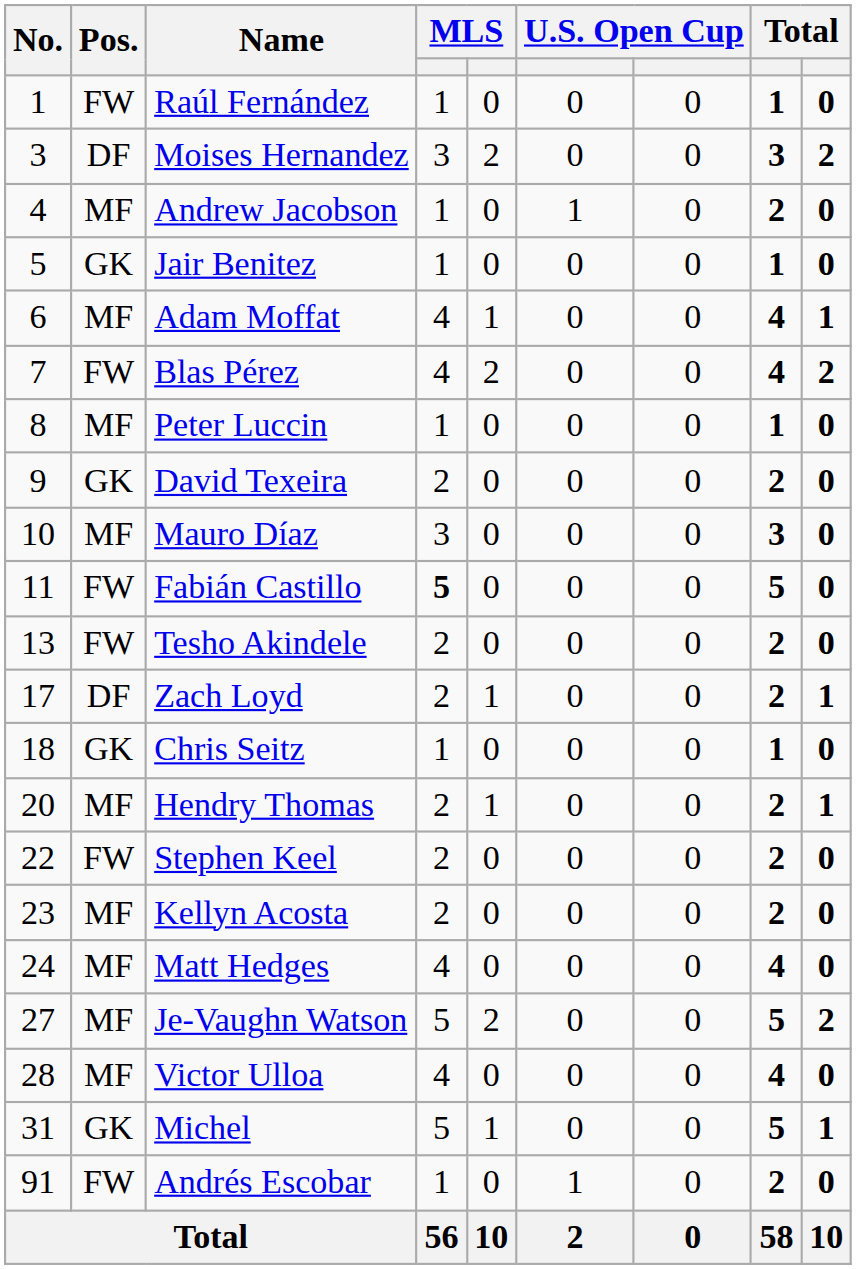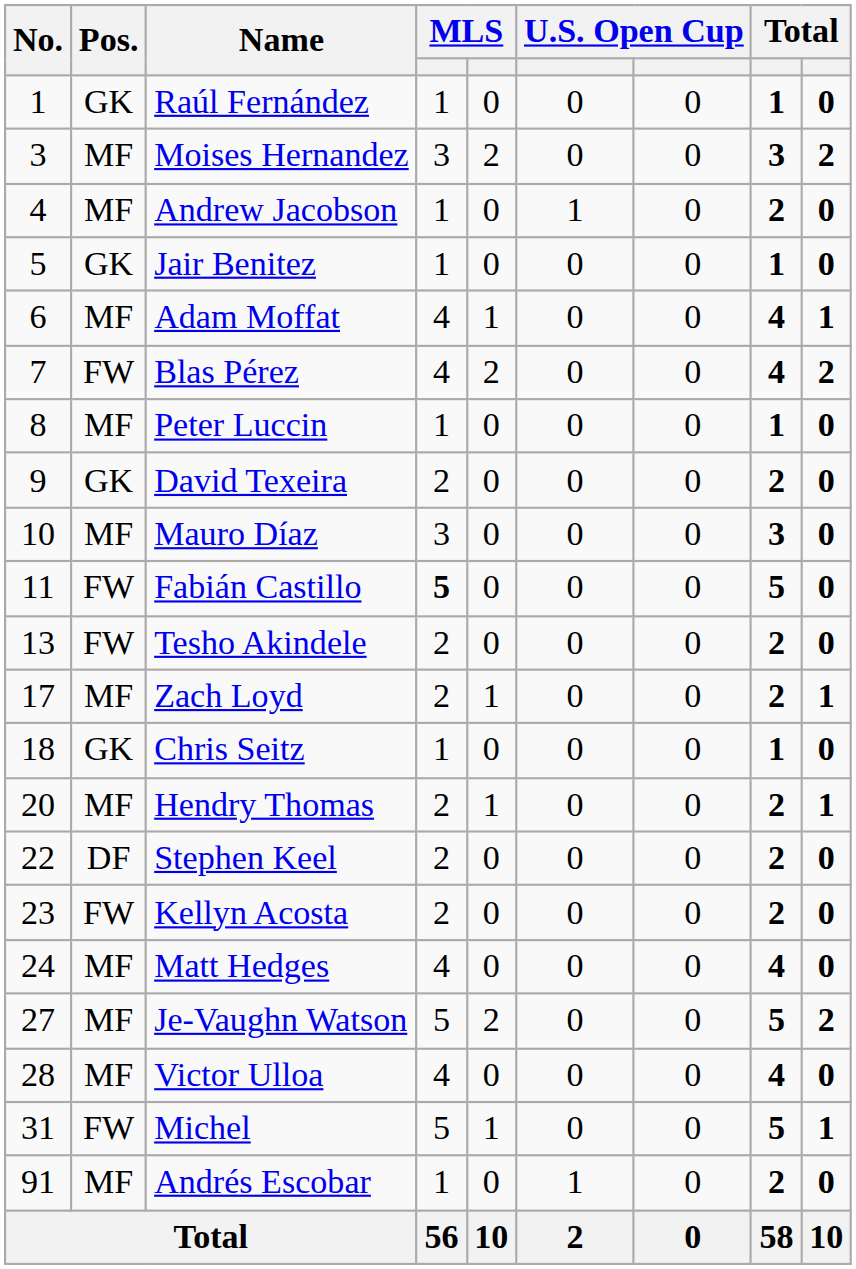(109, 101) FW -> (109, 101) GK
(109, 155) DF -> (109, 155) MF
(109, 695) DF -> (109, 695) MF
(109, 857) FW -> (109, 857) DF
(109, 912) MF -> (109, 912) FW
(109, 1128) GK -> (109, 1128) FW
(109, 1182) FW -> (109, 1182) MF
